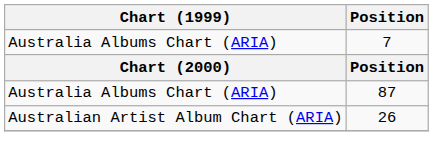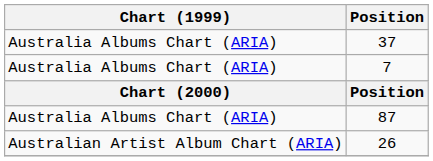+ row: (387, 42)
